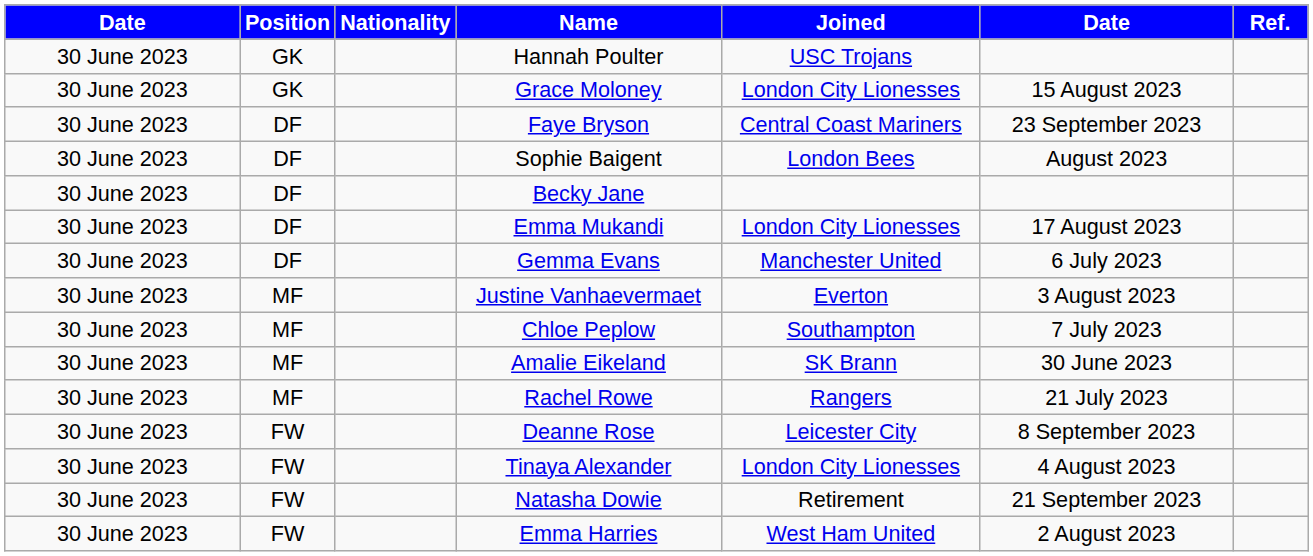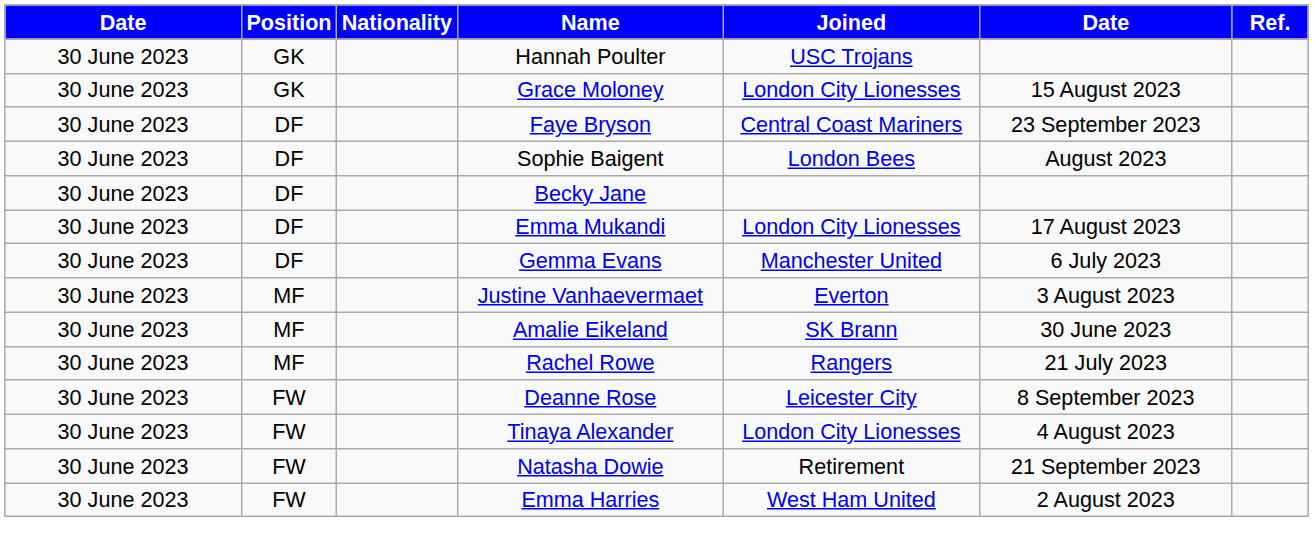- row: (588, 329)
